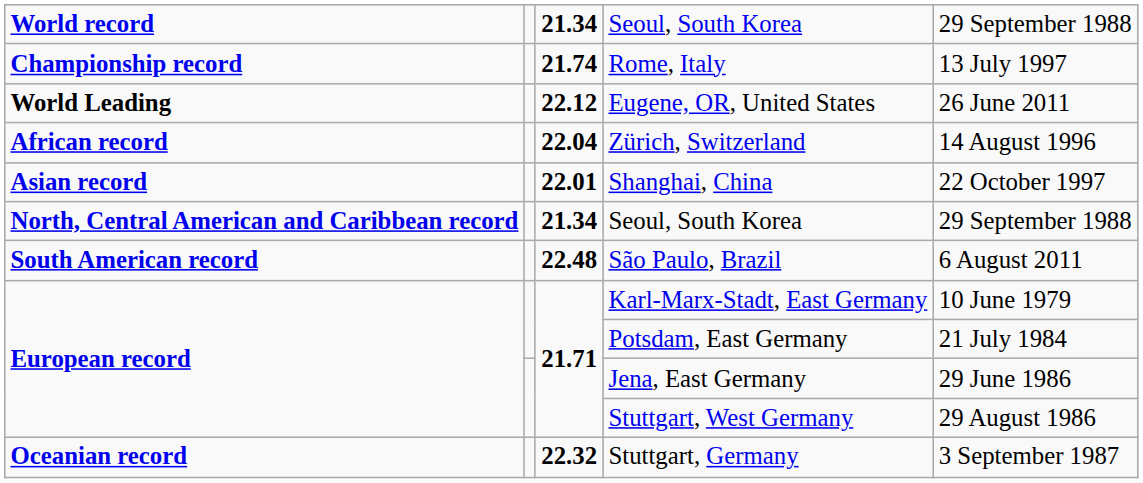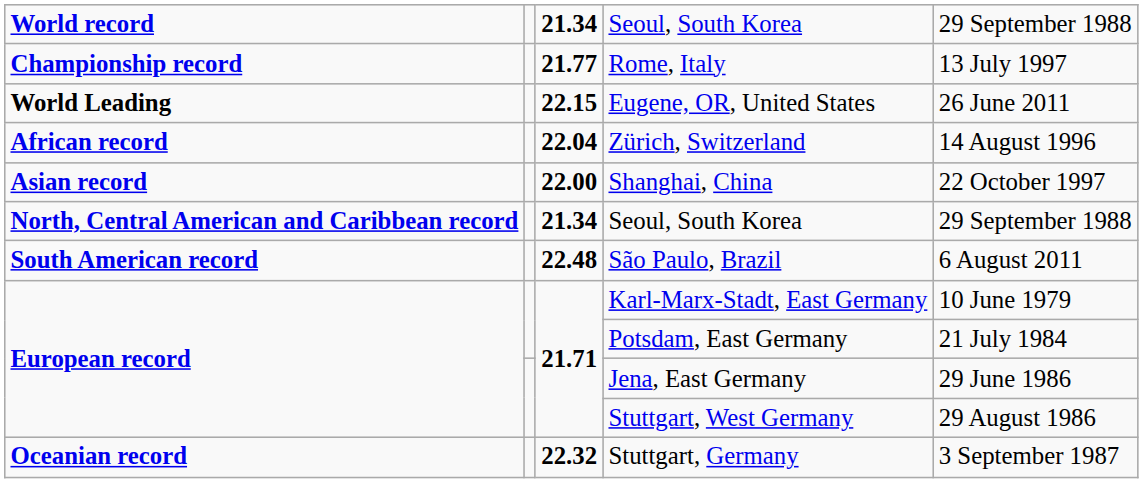(569, 63) 21.74 -> (569, 63) 21.77
(569, 102) 22.12 -> (569, 102) 22.15
(569, 181) 22.01 -> (569, 181) 22.00
